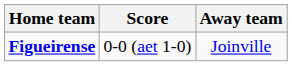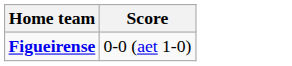- column: (241, 18)
